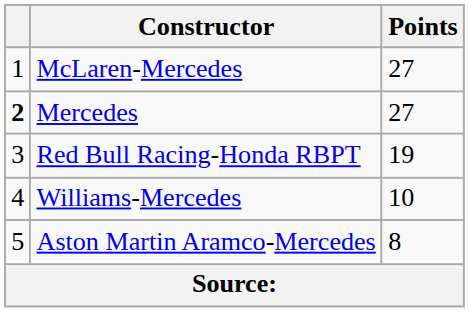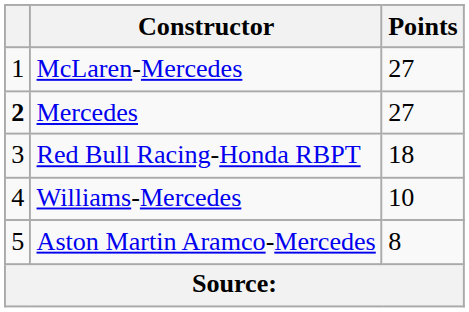(401, 154) 19 -> (401, 154) 18
